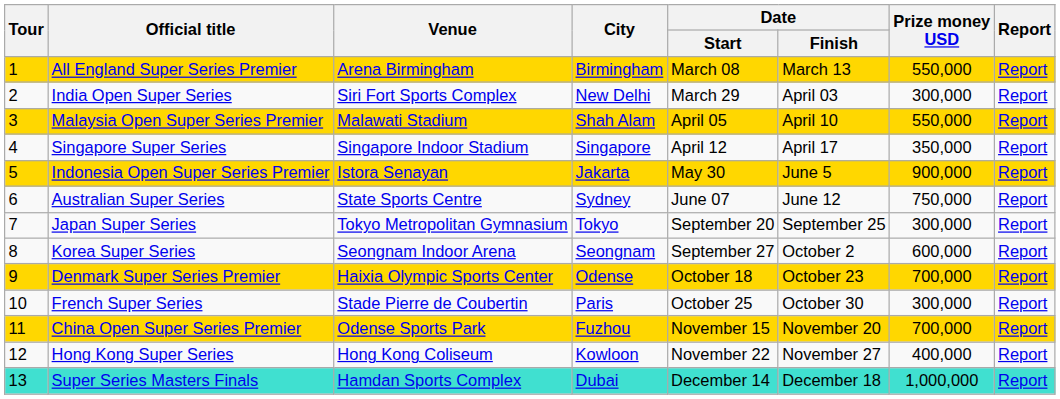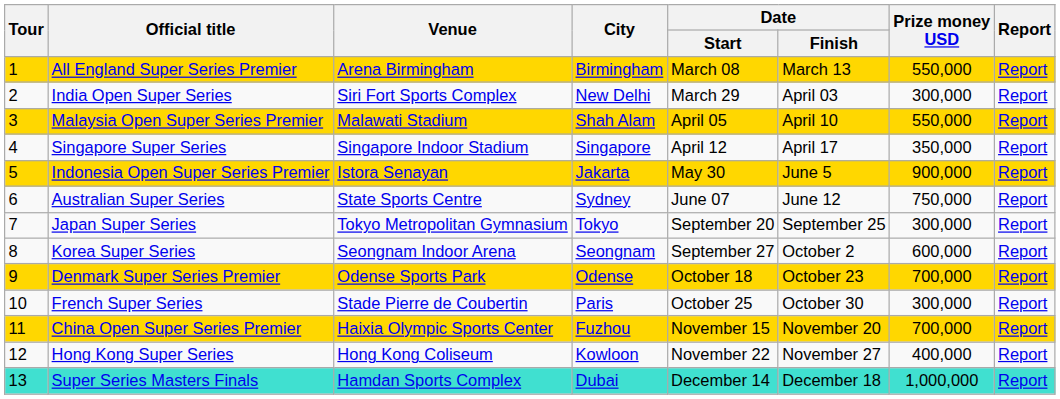(445, 277) Haixia Olympic Sports Center -> (411, 277) Odense Sports Park
(411, 328) Odense Sports Park -> (445, 328) Haixia Olympic Sports Center
